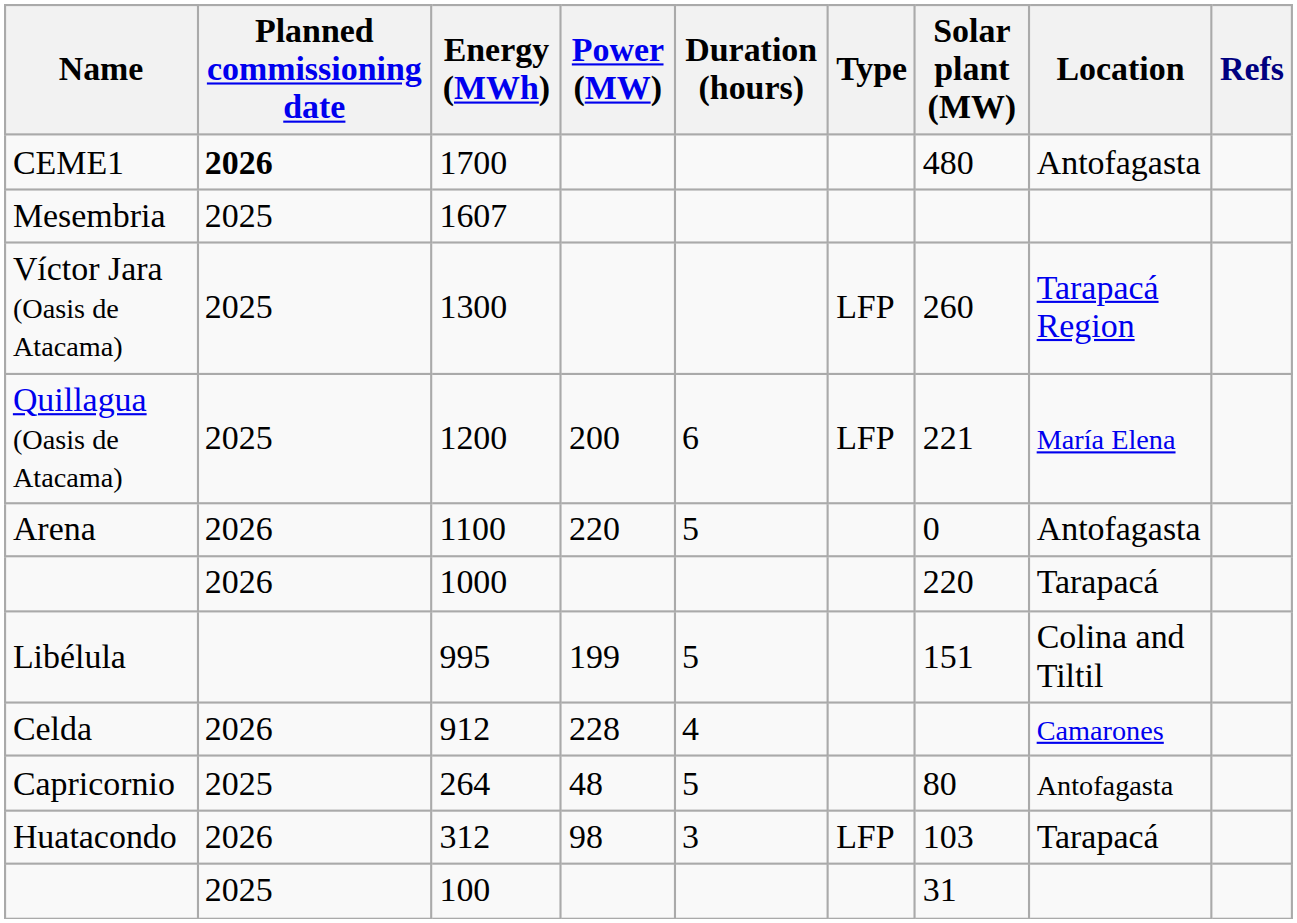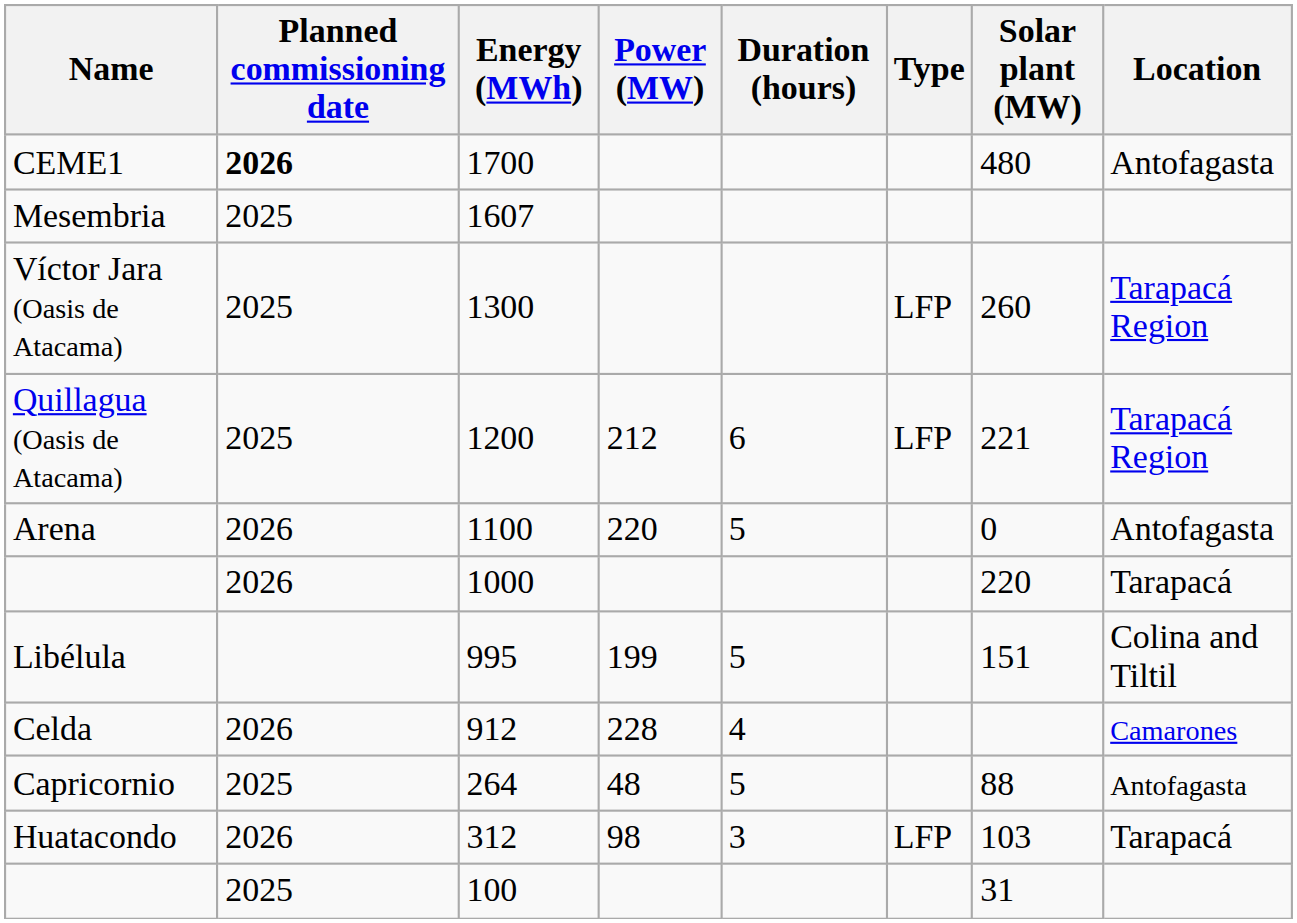- column: (1252, 69)
(594, 437) 200 -> (632, 437) 212
(1106, 439) María Elena -> (1171, 437) Tarapacá Region
(940, 782) 80 -> (997, 782) 88
